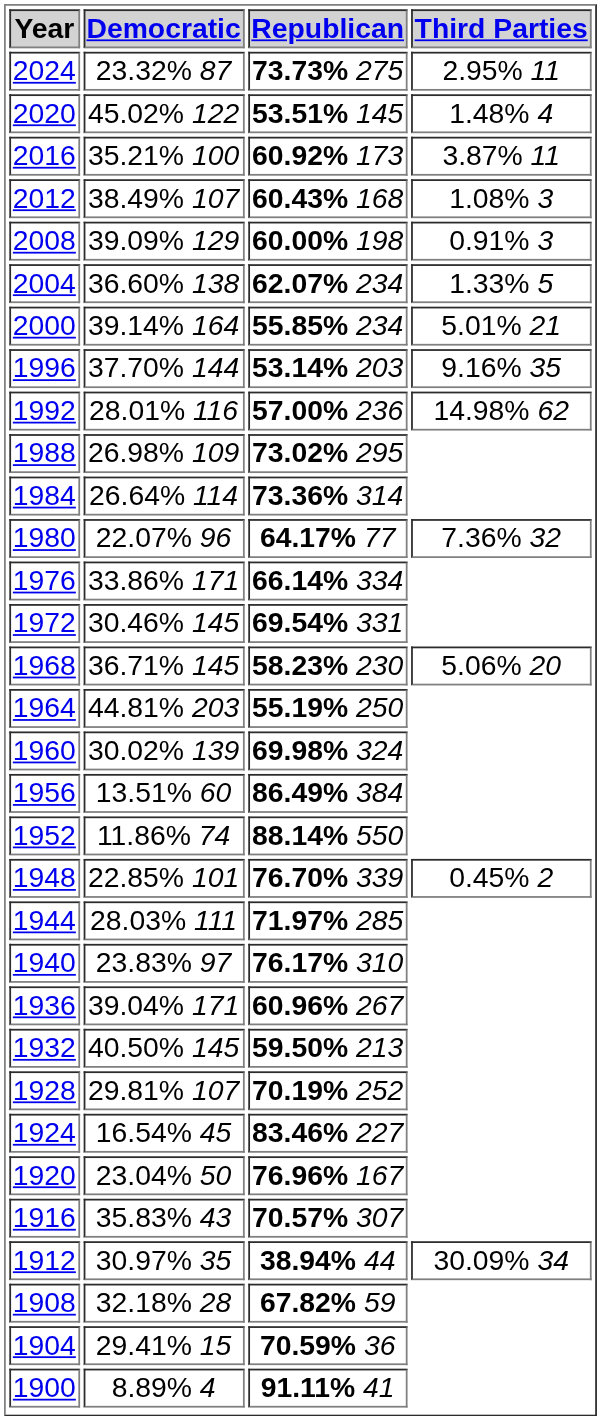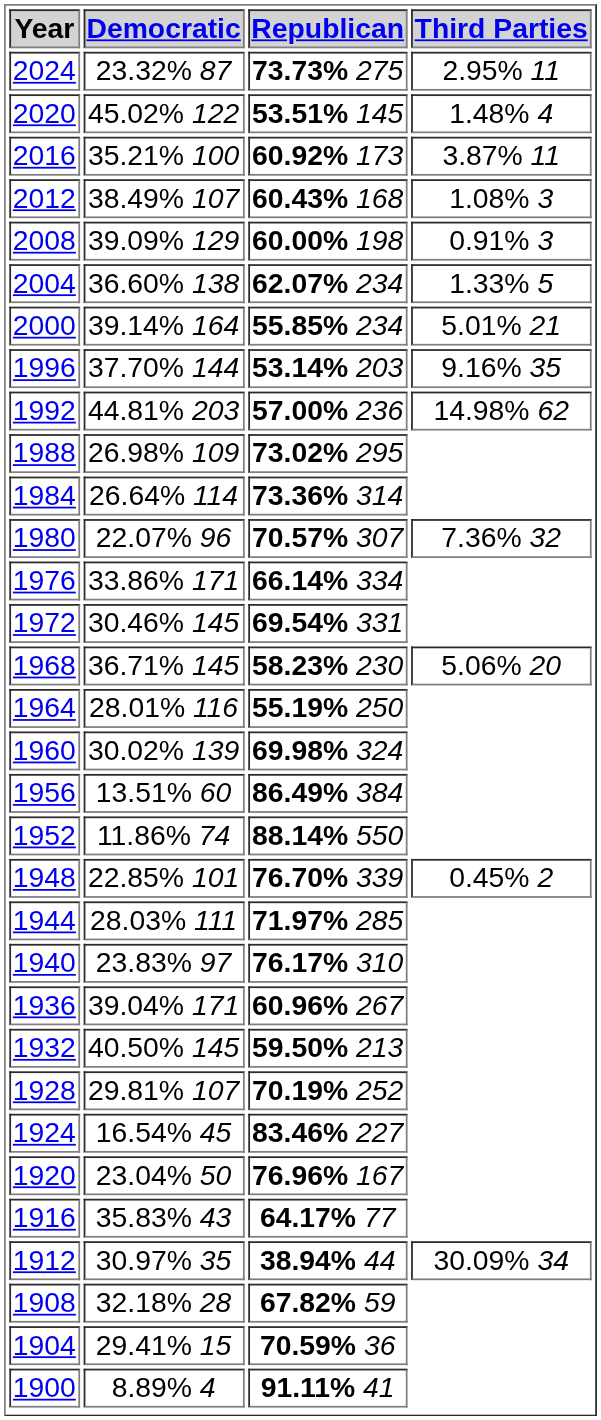(164, 410) 28.01% 116 -> (164, 410) 44.81% 203
(328, 538) 64.17% 77 -> (328, 538) 70.57% 307
(164, 708) 44.81% 203 -> (164, 708) 28.01% 116
(328, 1217) 70.57% 307 -> (328, 1217) 64.17% 77
